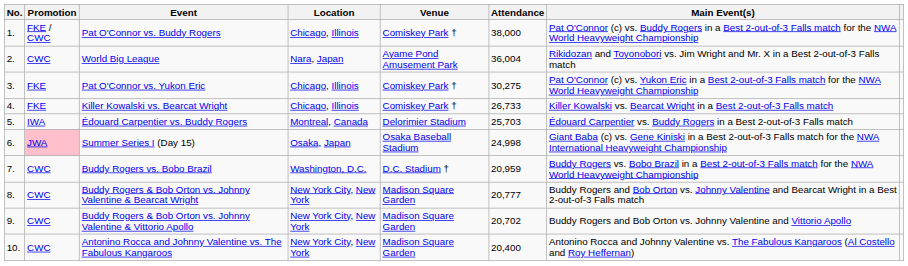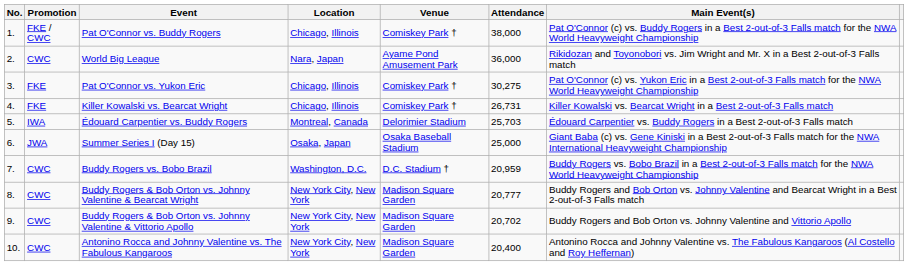(506, 59) 36,004 -> (506, 59) 36,000
(506, 106) 26,733 -> (506, 106) 26,731
(37, 142) pink background -> (37, 142) no background
(506, 142) 24,998 -> (506, 142) 25,000
